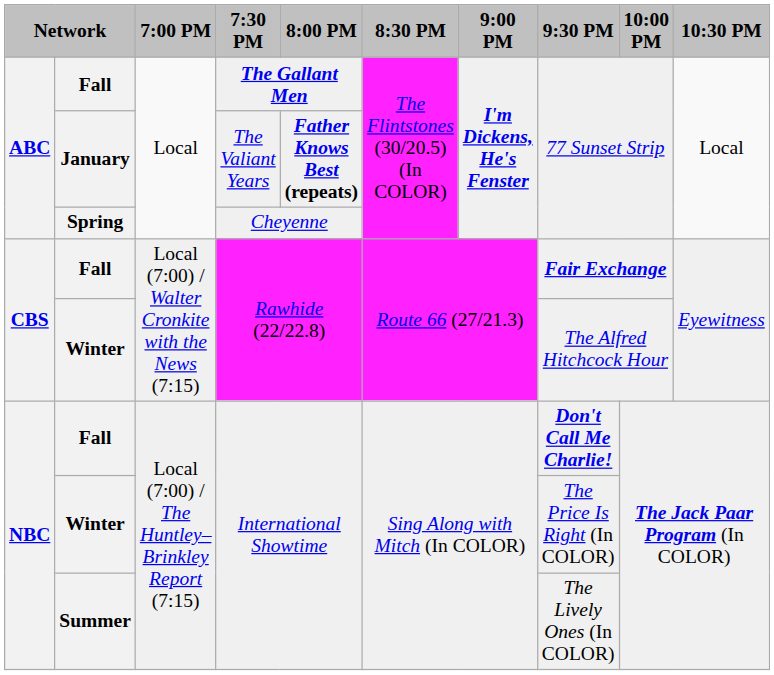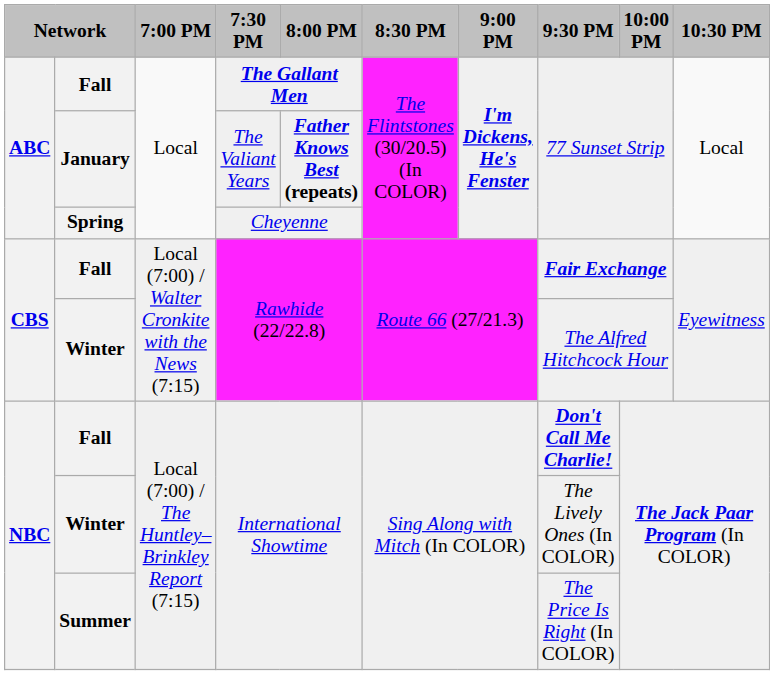(578, 524) The Price Is Right (In COLOR) -> (578, 524) The Lively Ones (In COLOR)
(578, 620) The Lively Ones (In COLOR) -> (578, 620) The Price Is Right (In COLOR)
